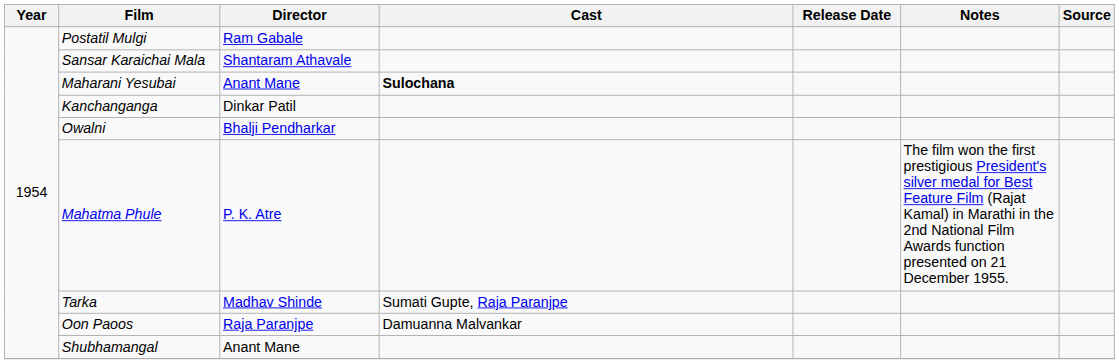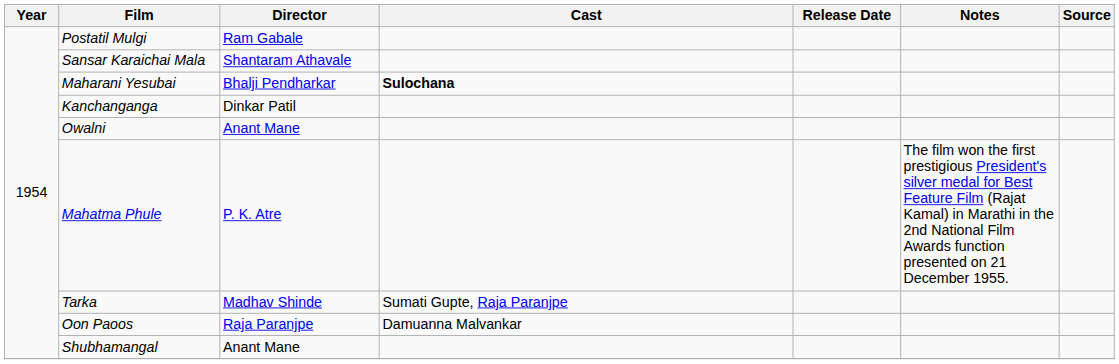(261, 83) Anant Mane -> (279, 83) Bhalji Pendharkar
(279, 128) Bhalji Pendharkar -> (261, 128) Anant Mane
